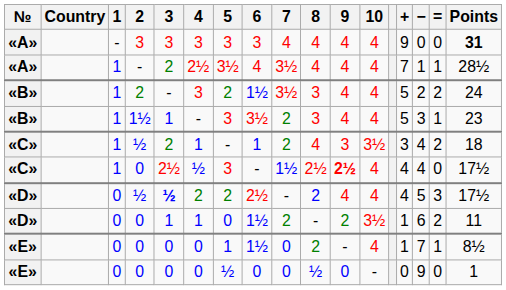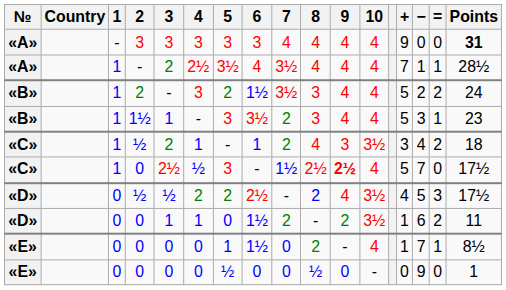(405, 169) 4 -> (405, 169) 5
(421, 169) 4 -> (421, 169) 7
(169, 195) bold -> (169, 195) normal
(374, 195) 4 -> (374, 195) 3½
